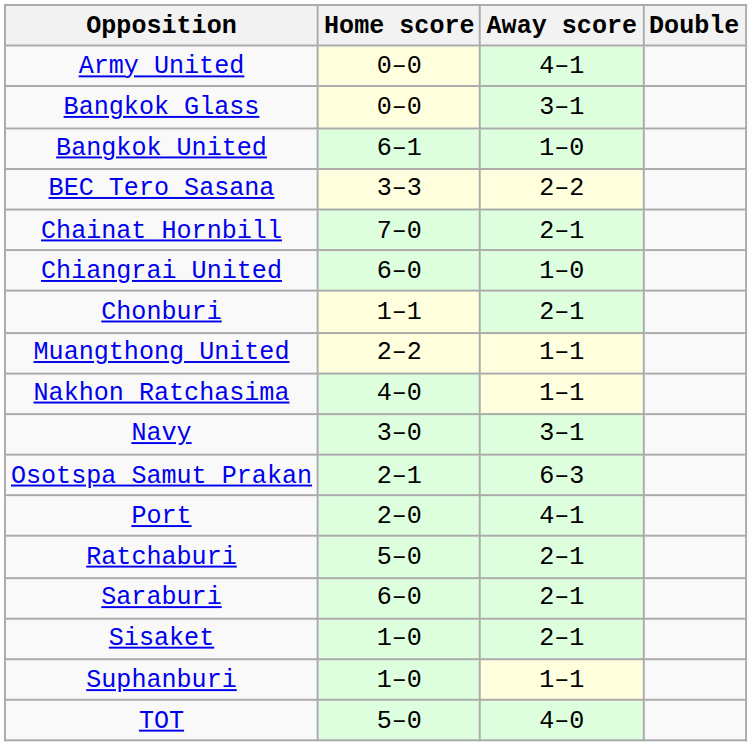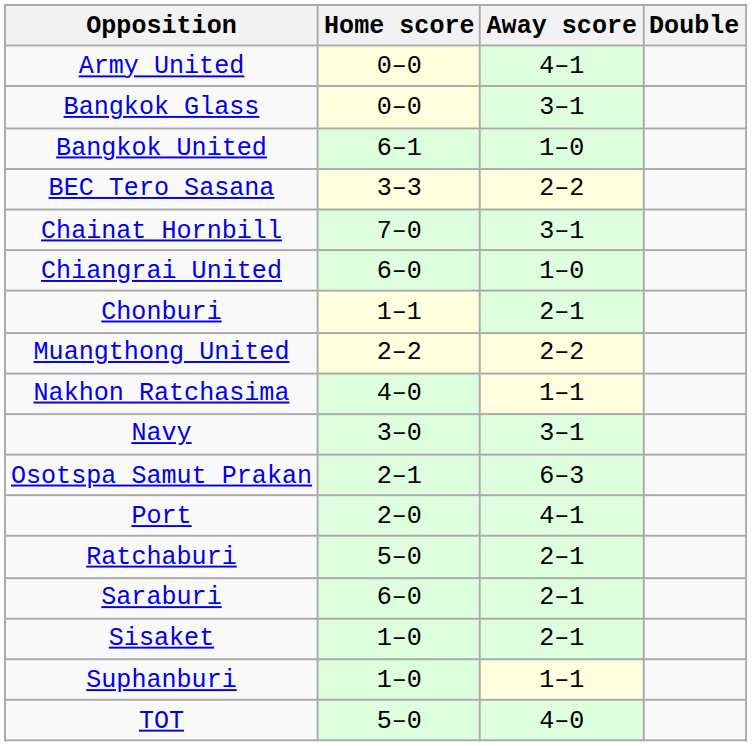(562, 230) 2–1 -> (562, 230) 3–1
(562, 353) 1–1 -> (562, 353) 2–2
